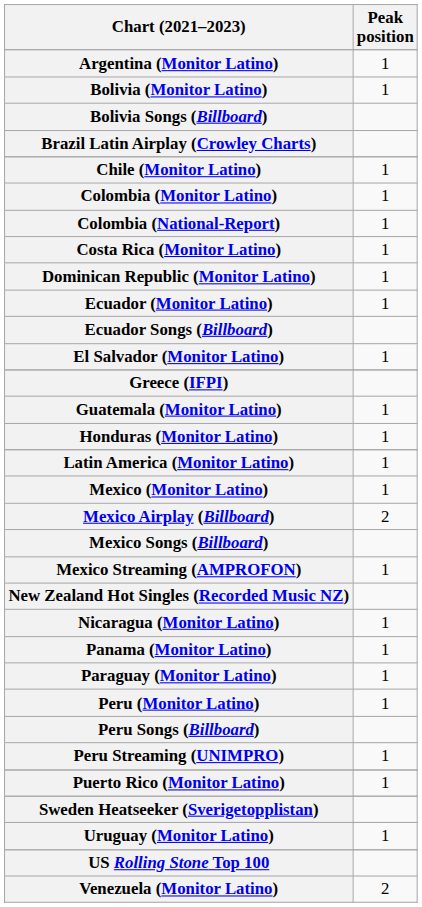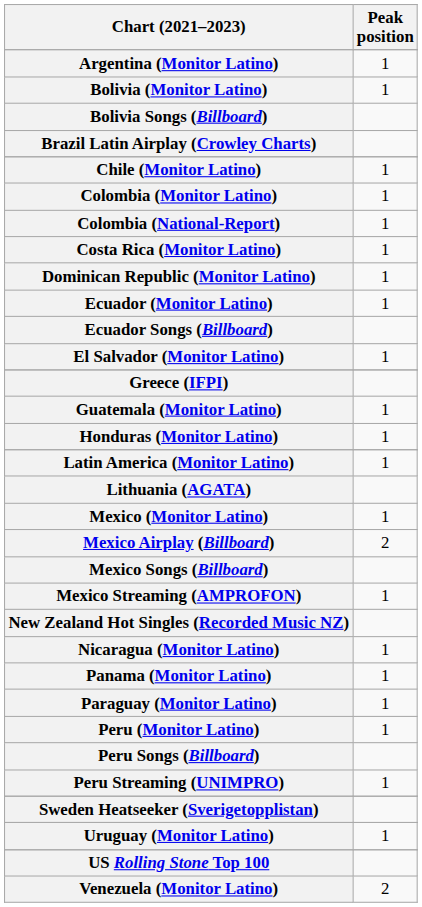+ row: (179, 489)
- row: (179, 782)
